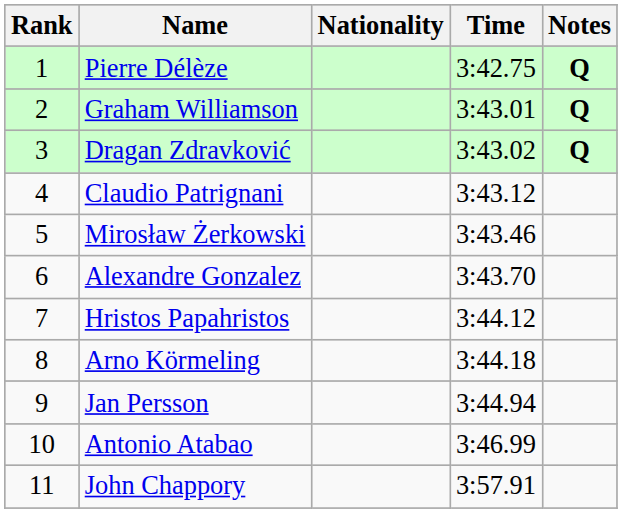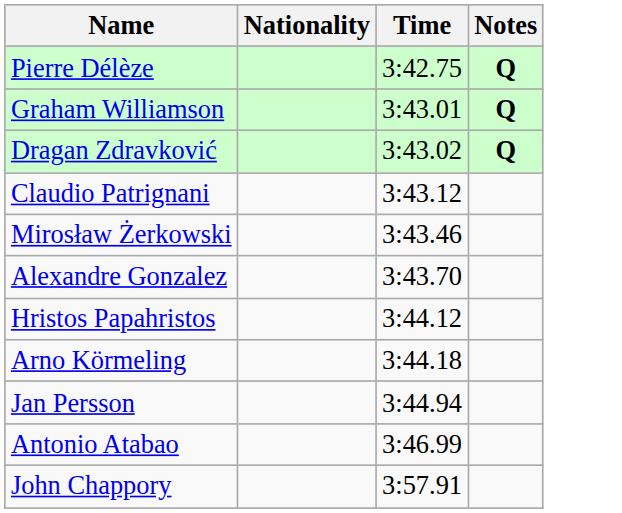- column: (42, 25)
